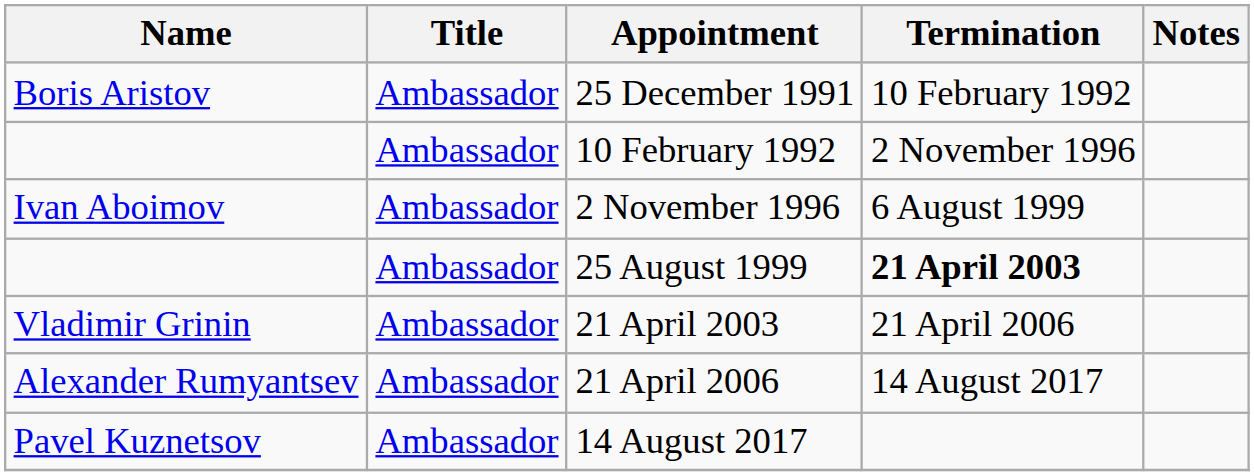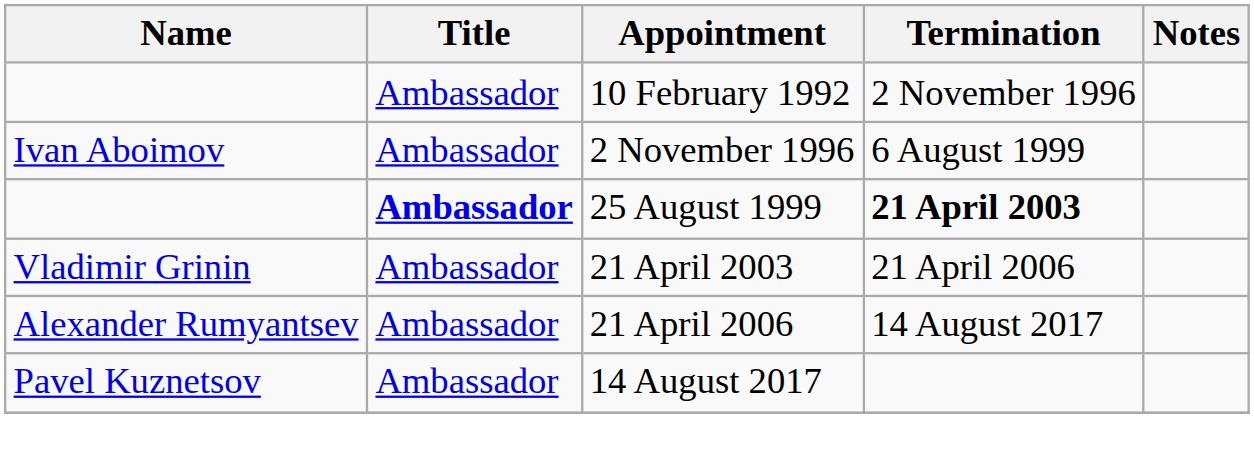- row: (715, 91)
(467, 265) normal -> (474, 207) bold
